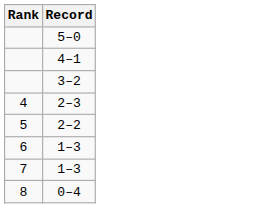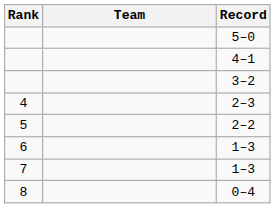+ column: (129, 15)
